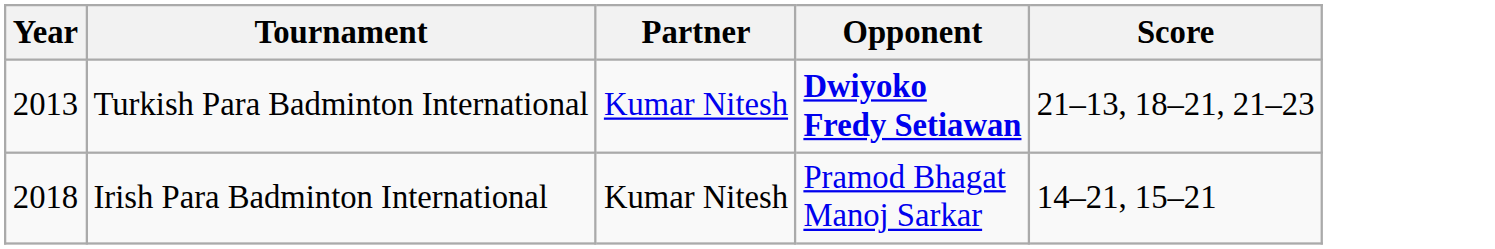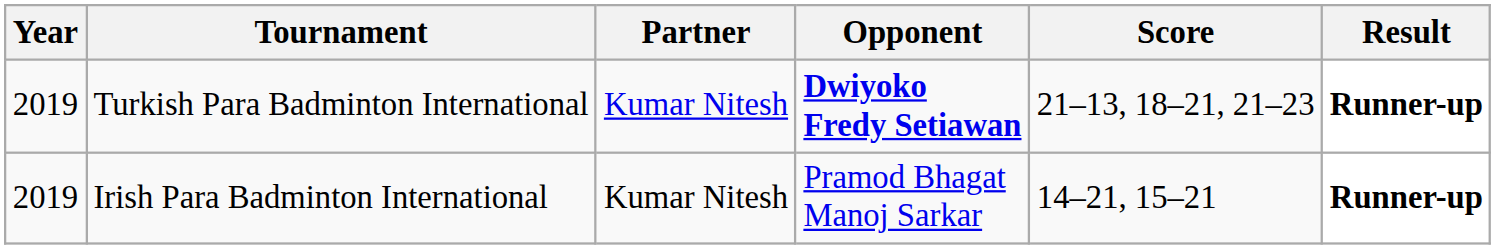+ column: (1406, 31)
(45, 105) 2013 -> (45, 105) 2019
(45, 197) 2018 -> (45, 197) 2019
